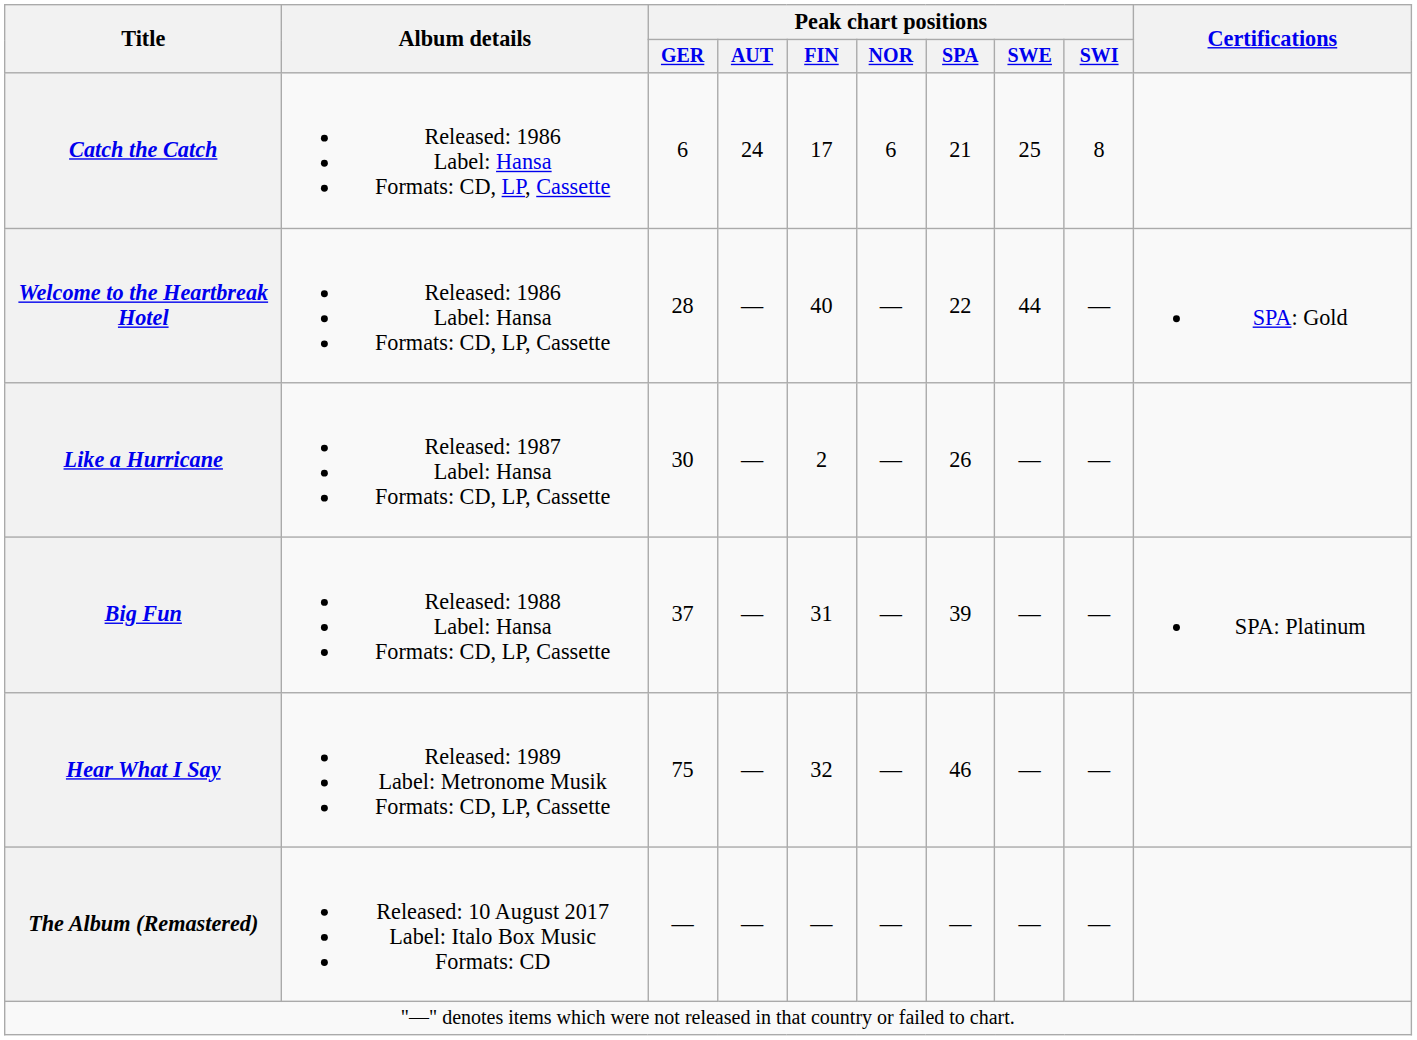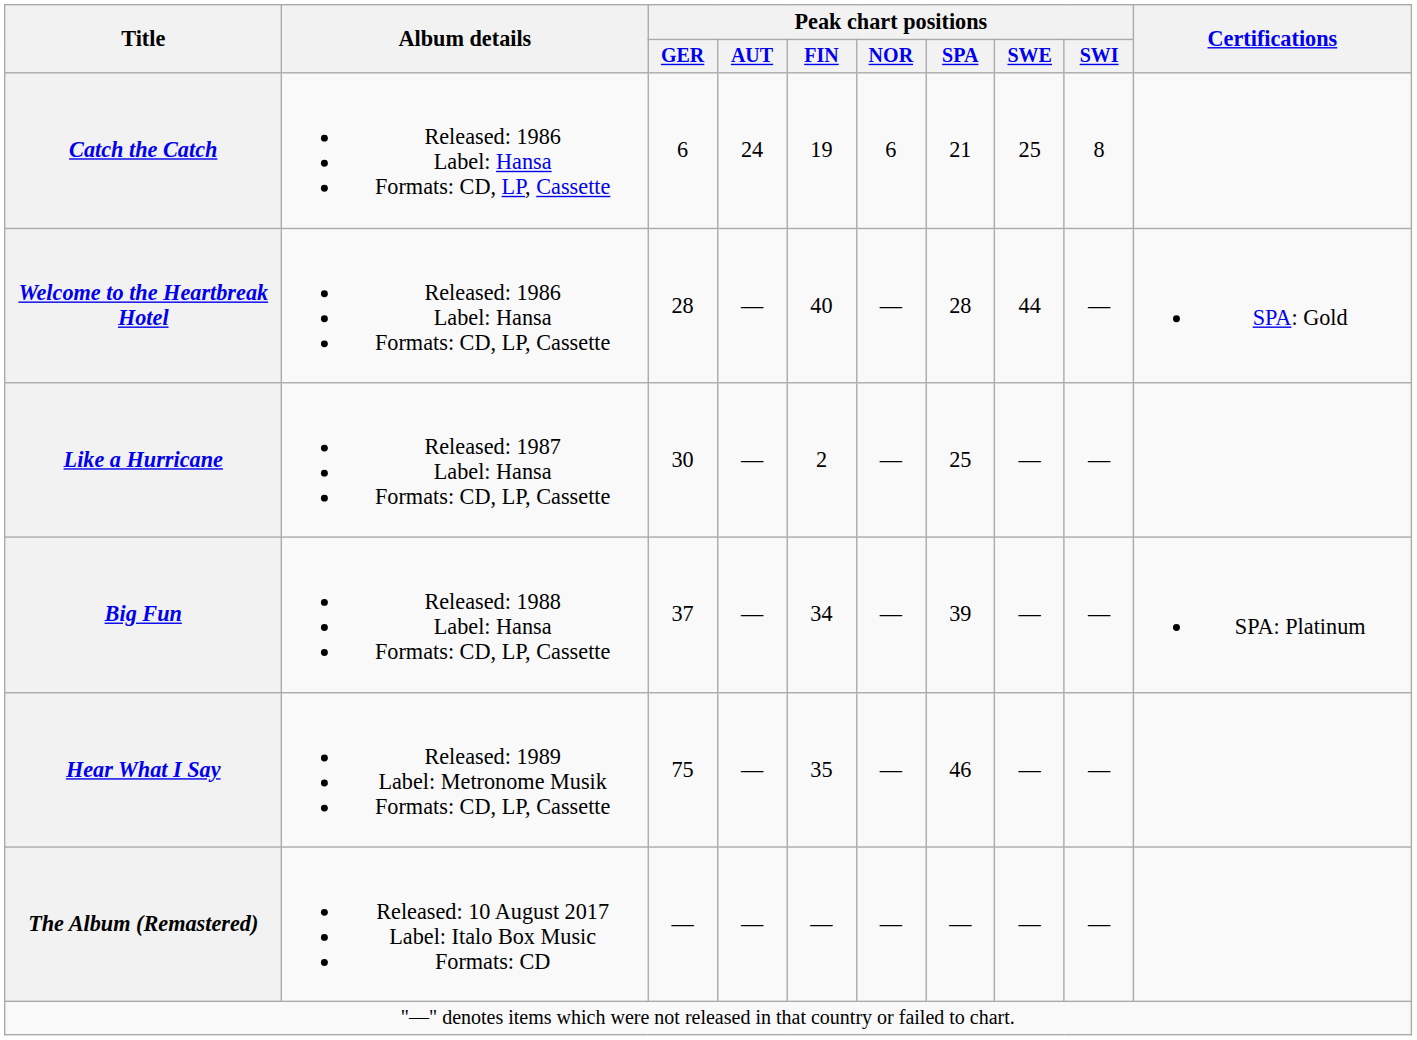(821, 150) 17 -> (821, 150) 19
(960, 305) 22 -> (960, 305) 28
(960, 459) 26 -> (960, 459) 25
(821, 614) 31 -> (821, 614) 34
(821, 769) 32 -> (821, 769) 35
